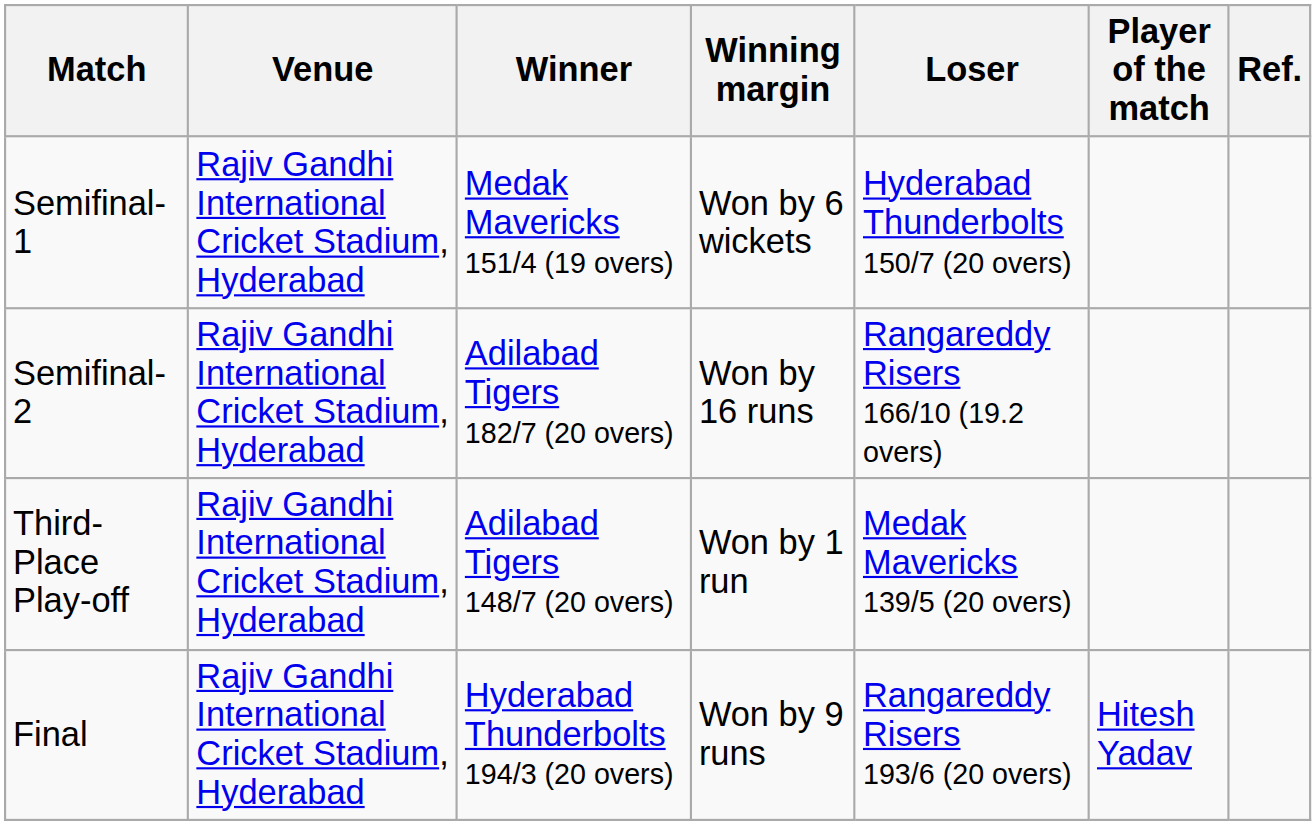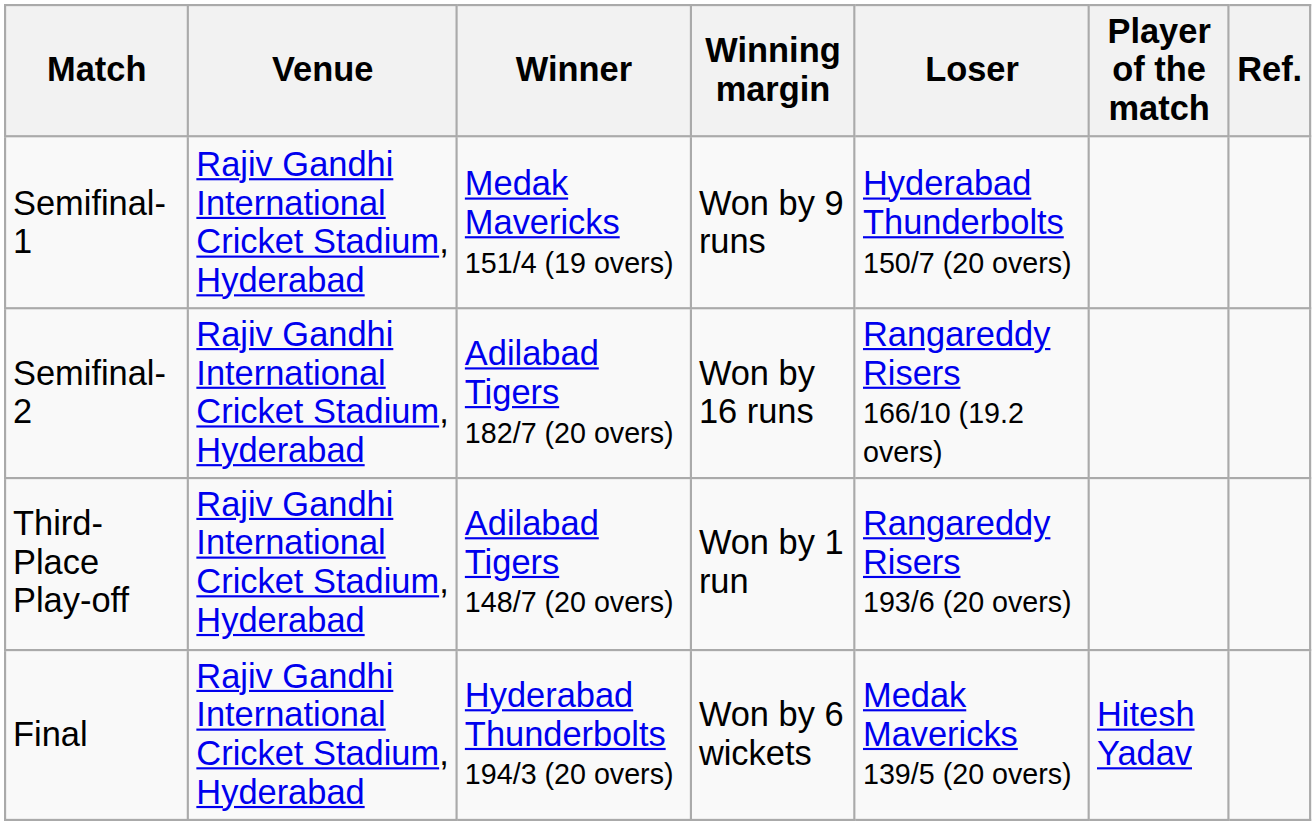(771, 221) Won by 6 wickets -> (771, 221) Won by 9 runs
(967, 563) Medak Mavericks 139/5 (20 overs) -> (967, 563) Rangareddy Risers 193/6 (20 overs)
(771, 733) Won by 9 runs -> (771, 733) Won by 6 wickets
(967, 733) Rangareddy Risers 193/6 (20 overs) -> (967, 733) Medak Mavericks 139/5 (20 overs)
